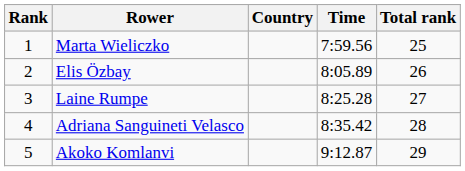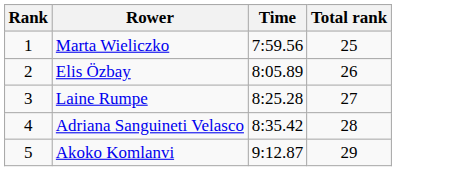- column: (282, 17)
